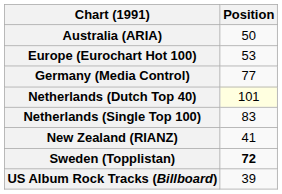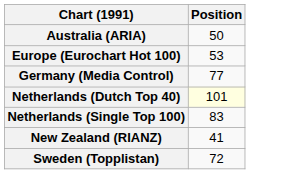(249, 158) bold -> (217, 158) normal
- row: (112, 179)
